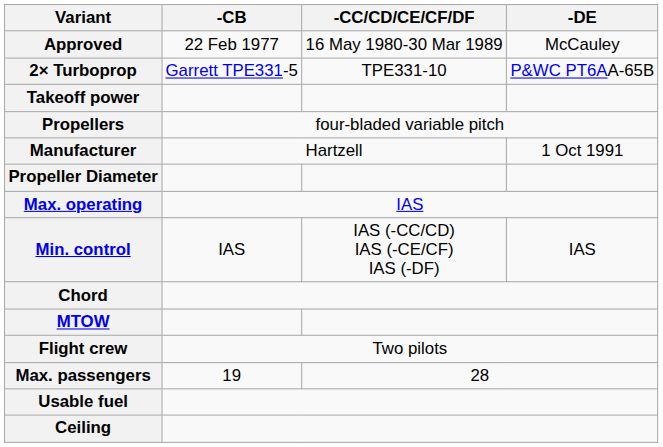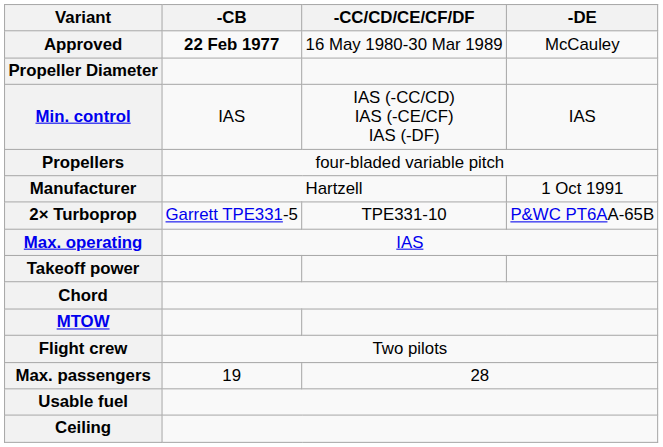(232, 44) normal -> (232, 44) bold
rows swapped: (83, 71) <-> (83, 177)
rows swapped: (83, 97) <-> (83, 249)
